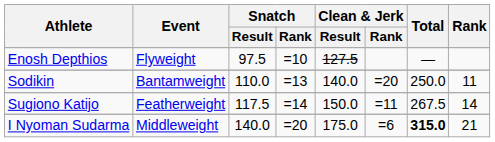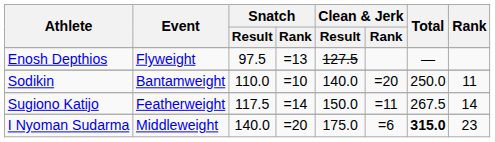(295, 59) =10 -> (295, 59) =13
(295, 82) =13 -> (295, 82) =10
(469, 126) 21 -> (469, 126) 23
